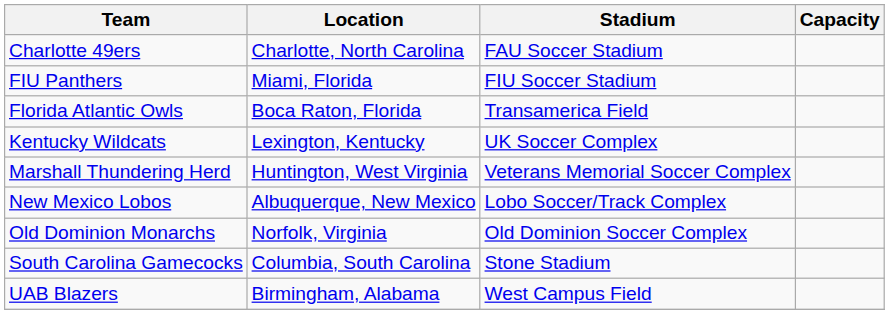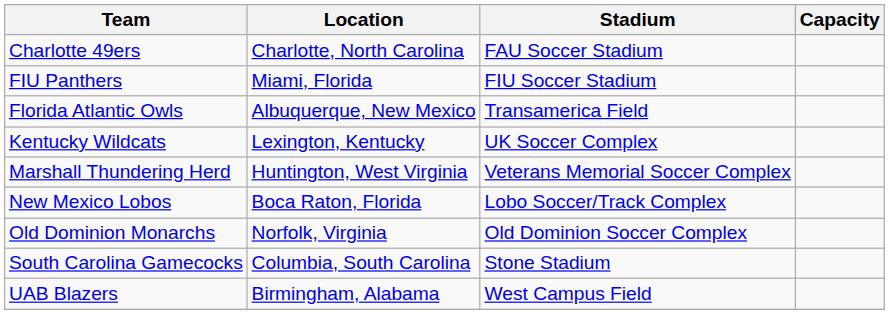(336, 111) Boca Raton, Florida -> (364, 111) Albuquerque, New Mexico
(364, 202) Albuquerque, New Mexico -> (336, 202) Boca Raton, Florida
